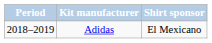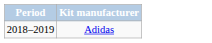- column: (174, 12)
